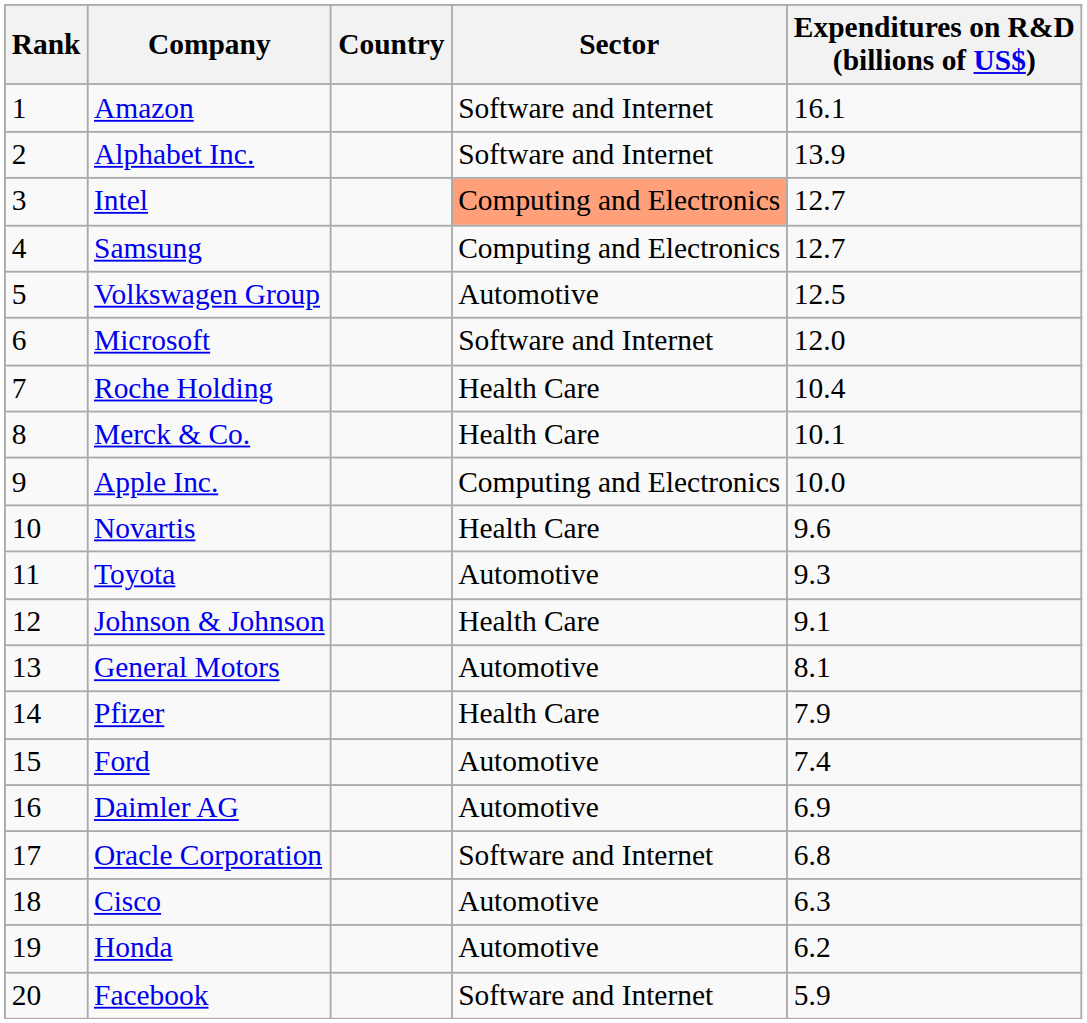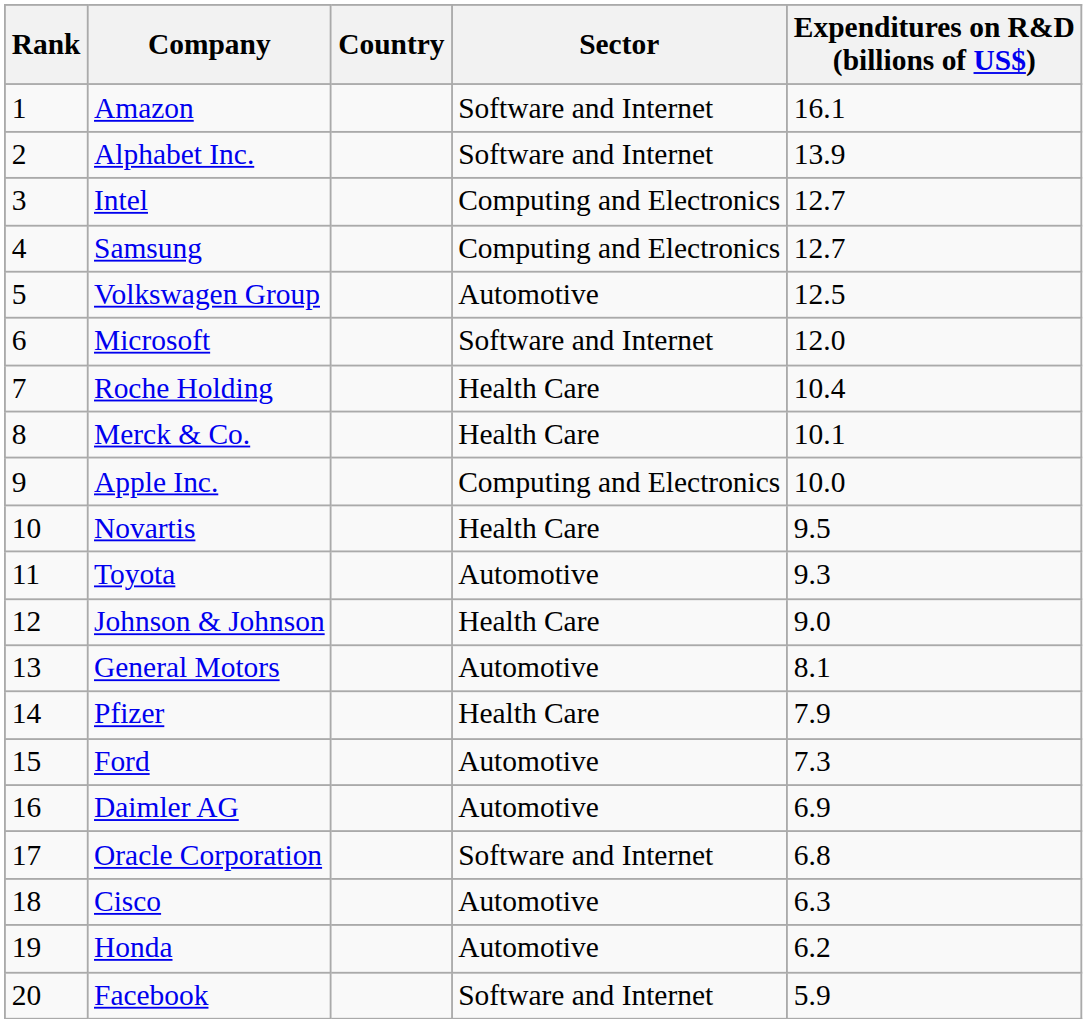(619, 201) lightsalmon background -> (619, 201) no background
(812, 527) 9.6 -> (812, 527) 9.5
(812, 621) 9.1 -> (812, 621) 9.0
(812, 761) 7.4 -> (812, 761) 7.3
